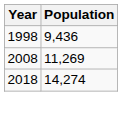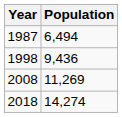+ row: (23, 36)
